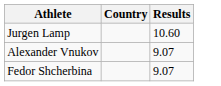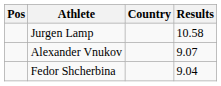+ column: (16, 14)
(166, 33) 10.60 -> (190, 33) 10.58
(163, 71) 9.07 -> (187, 71) 9.04
